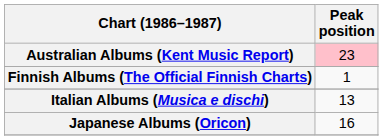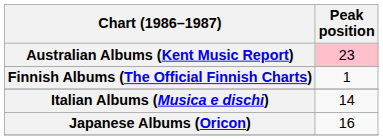(347, 100) 13 -> (347, 100) 14
